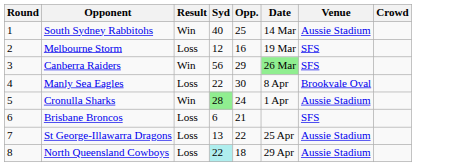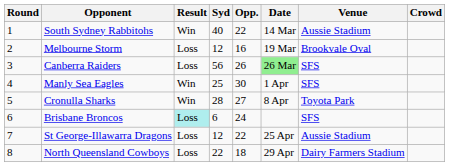(240, 30) 25 -> (240, 30) 22
(310, 48) SFS -> (336, 48) Brookvale Oval
(186, 65) Win -> (187, 65) Loss
(240, 65) 29 -> (240, 65) 26
(187, 83) Loss -> (186, 83) Win
(218, 83) 22 -> (218, 83) 25
(276, 83) 8 Apr -> (276, 83) 1 Apr
(336, 83) Brookvale Oval -> (310, 83) SFS
(218, 100) lightgreen background -> (218, 100) no background
(240, 100) 24 -> (240, 100) 27
(276, 100) 1 Apr -> (276, 100) 8 Apr
(336, 100) Aussie Stadium -> (328, 100) Toyota Park
(187, 118) no background -> (187, 118) paleturquoise background
(240, 118) 21 -> (240, 118) 24
(218, 135) 13 -> (218, 135) 12
(218, 153) paleturquoise background -> (218, 153) no background
(336, 153) Aussie Stadium -> (353, 153) Dairy Farmers Stadium
